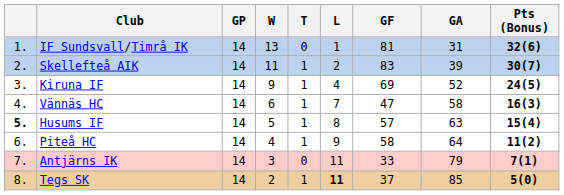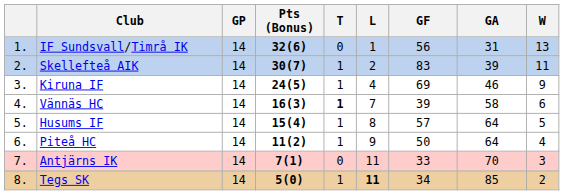columns swapped: (271, 21) <-> (524, 21)
(387, 47) 81 -> (423, 47) 56
(456, 85) 52 -> (492, 85) 46
(304, 104) normal -> (340, 104) bold
(387, 104) 47 -> (423, 104) 39
(21, 123) bold -> (21, 123) normal
(456, 123) 63 -> (492, 123) 64
(387, 142) 58 -> (423, 142) 50
(456, 161) 79 -> (492, 161) 70
(387, 180) 37 -> (423, 180) 34
